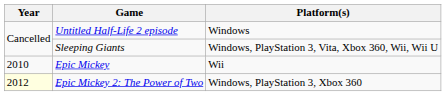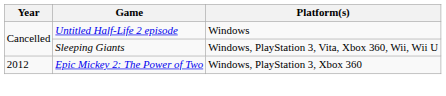- row: (82, 64)
(18, 82) lightyellow background -> (18, 64) no background
